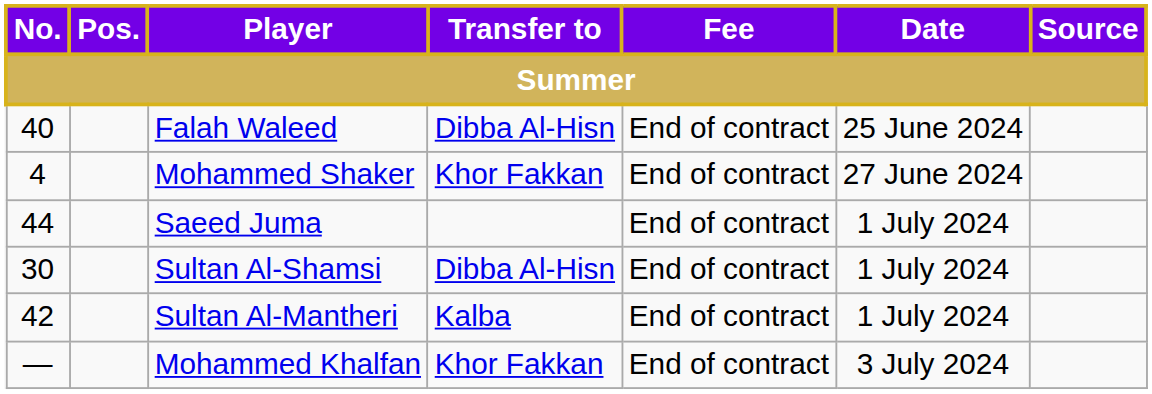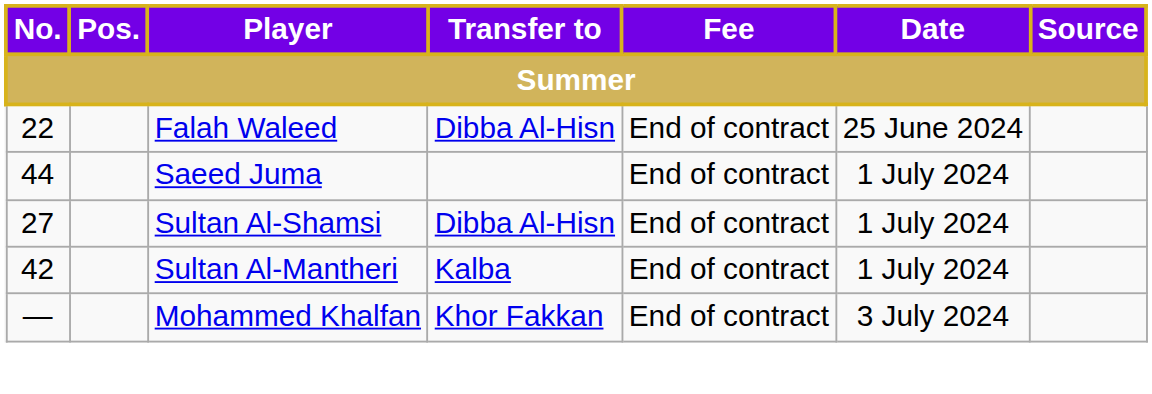(38, 128) 40 -> (38, 128) 22
- row: (285, 175)
(38, 269) 30 -> (38, 222) 27
